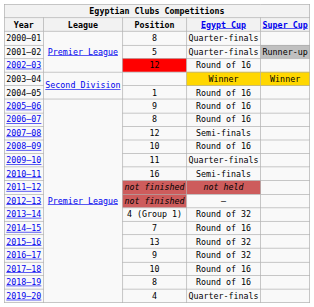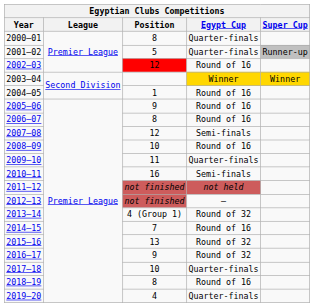(224, 269) Round of 16 -> (224, 269) Quarter-finals
